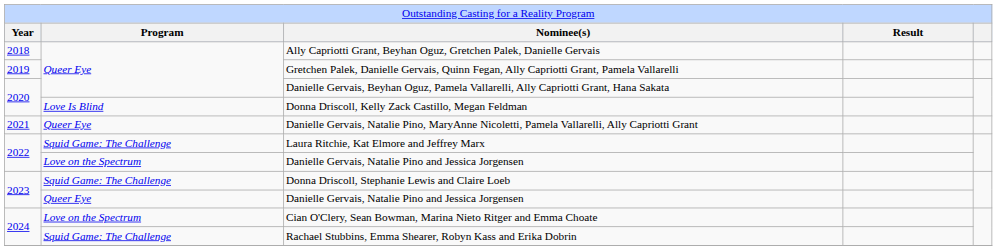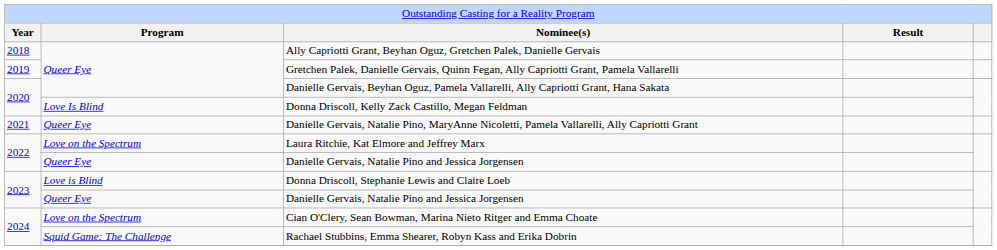(107, 143) Squid Game: The Challenge -> (92, 143) Love on the Spectrum
(92, 162) Love on the Spectrum -> (67, 162) Queer Eye
(107, 180) Squid Game: The Challenge -> (73, 180) Love is Blind
